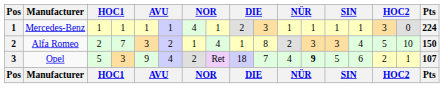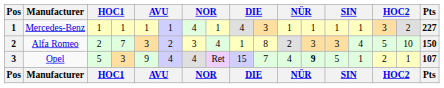(242, 27) 2 -> (242, 27) 4
(408, 27) 0 -> (408, 27) 2
(429, 27) 224 -> (429, 27) 227
(194, 43) 1 -> (194, 43) 3
(194, 59) 2 -> (194, 59) 4
(242, 59) 18 -> (242, 59) 15
(361, 59) 6 -> (361, 59) 1
